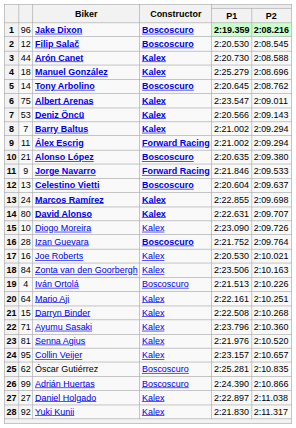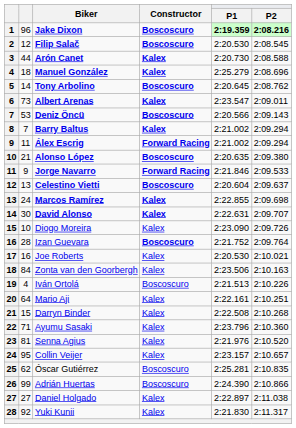(26, 100) 75 -> (26, 100) 73
(154, 114) Kalex -> (168, 114) Boscoscuro
(26, 213) 80 -> (26, 213) 30
